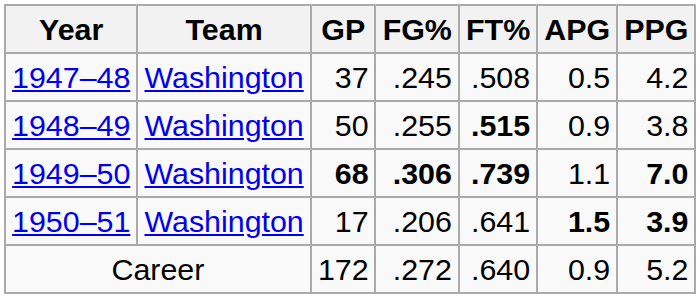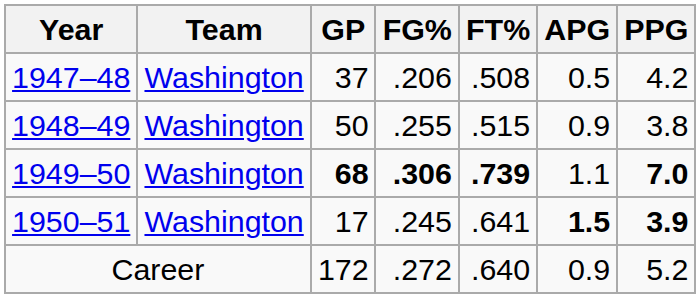(422, 77) .245 -> (422, 77) .206
(501, 126) bold -> (501, 126) normal
(422, 222) .206 -> (422, 222) .245
